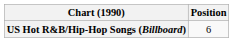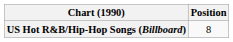(209, 29) 6 -> (209, 29) 8
